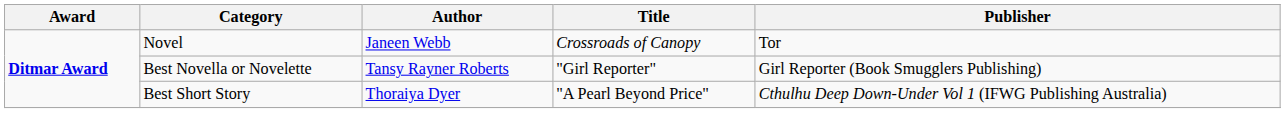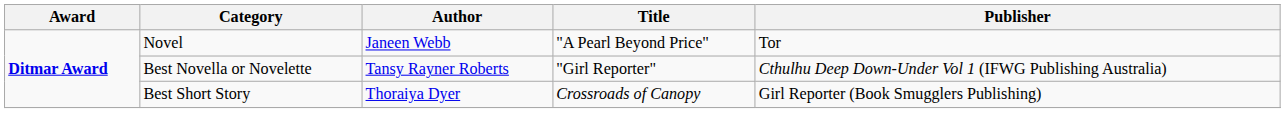(628, 42) Crossroads of Canopy -> (633, 42) "A Pearl Beyond Price"
(900, 68) Girl Reporter (Book Smugglers Publishing) -> (963, 68) Cthulhu Deep Down-Under Vol 1 (IFWG Publishing Australia)
(633, 94) "A Pearl Beyond Price" -> (628, 94) Crossroads of Canopy
(963, 94) Cthulhu Deep Down-Under Vol 1 (IFWG Publishing Australia) -> (900, 94) Girl Reporter (Book Smugglers Publishing)
